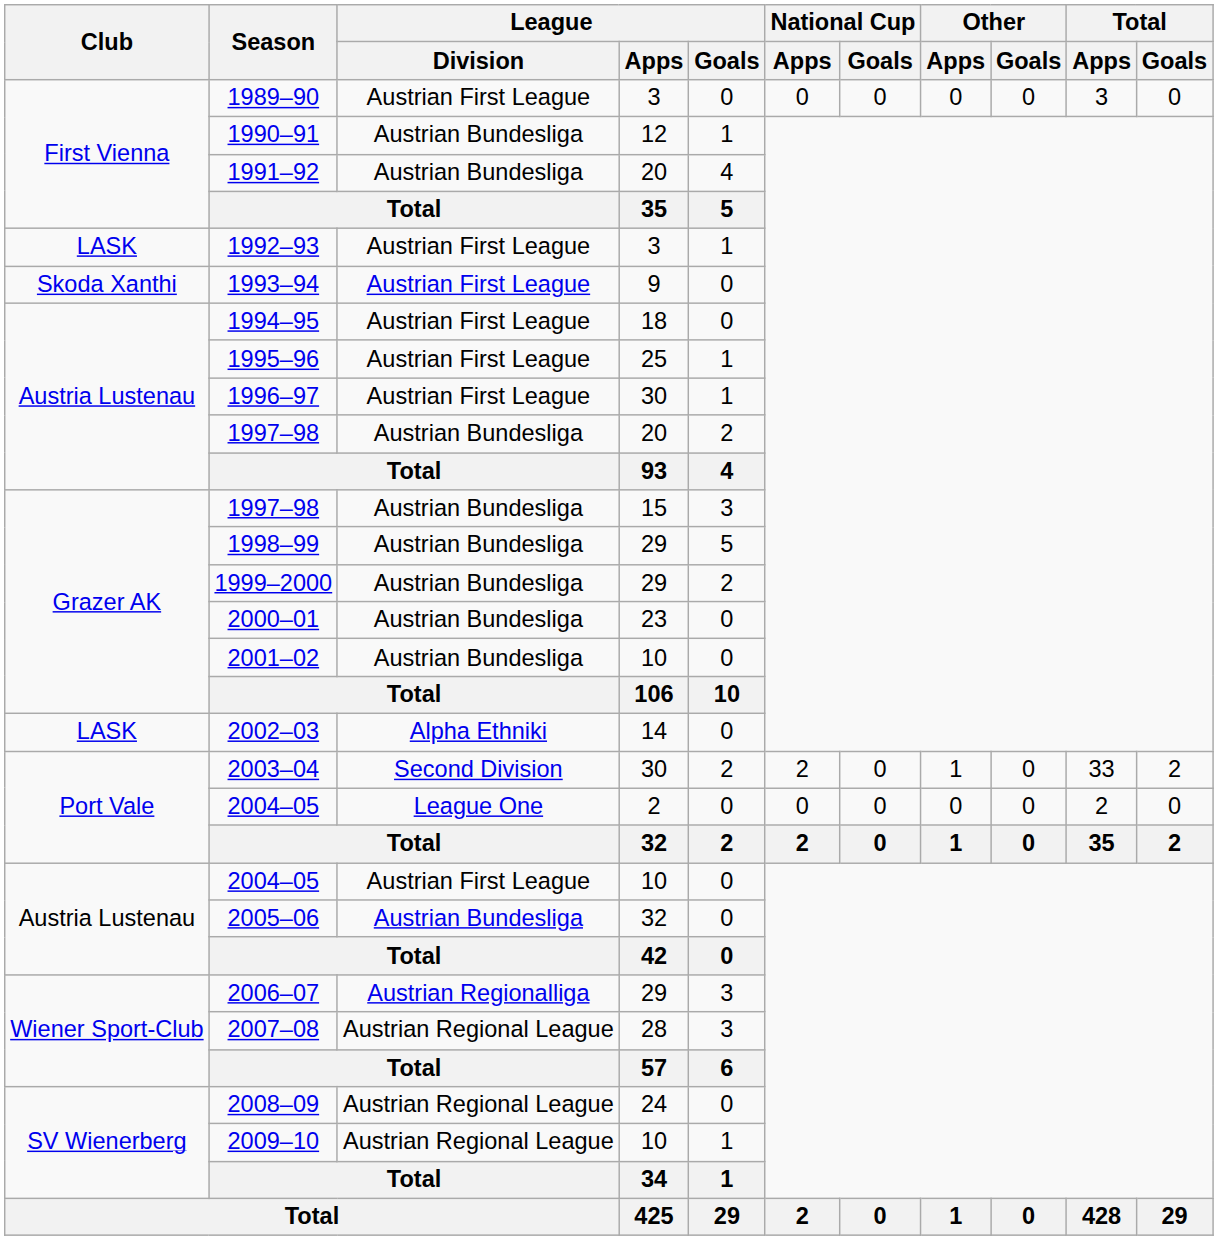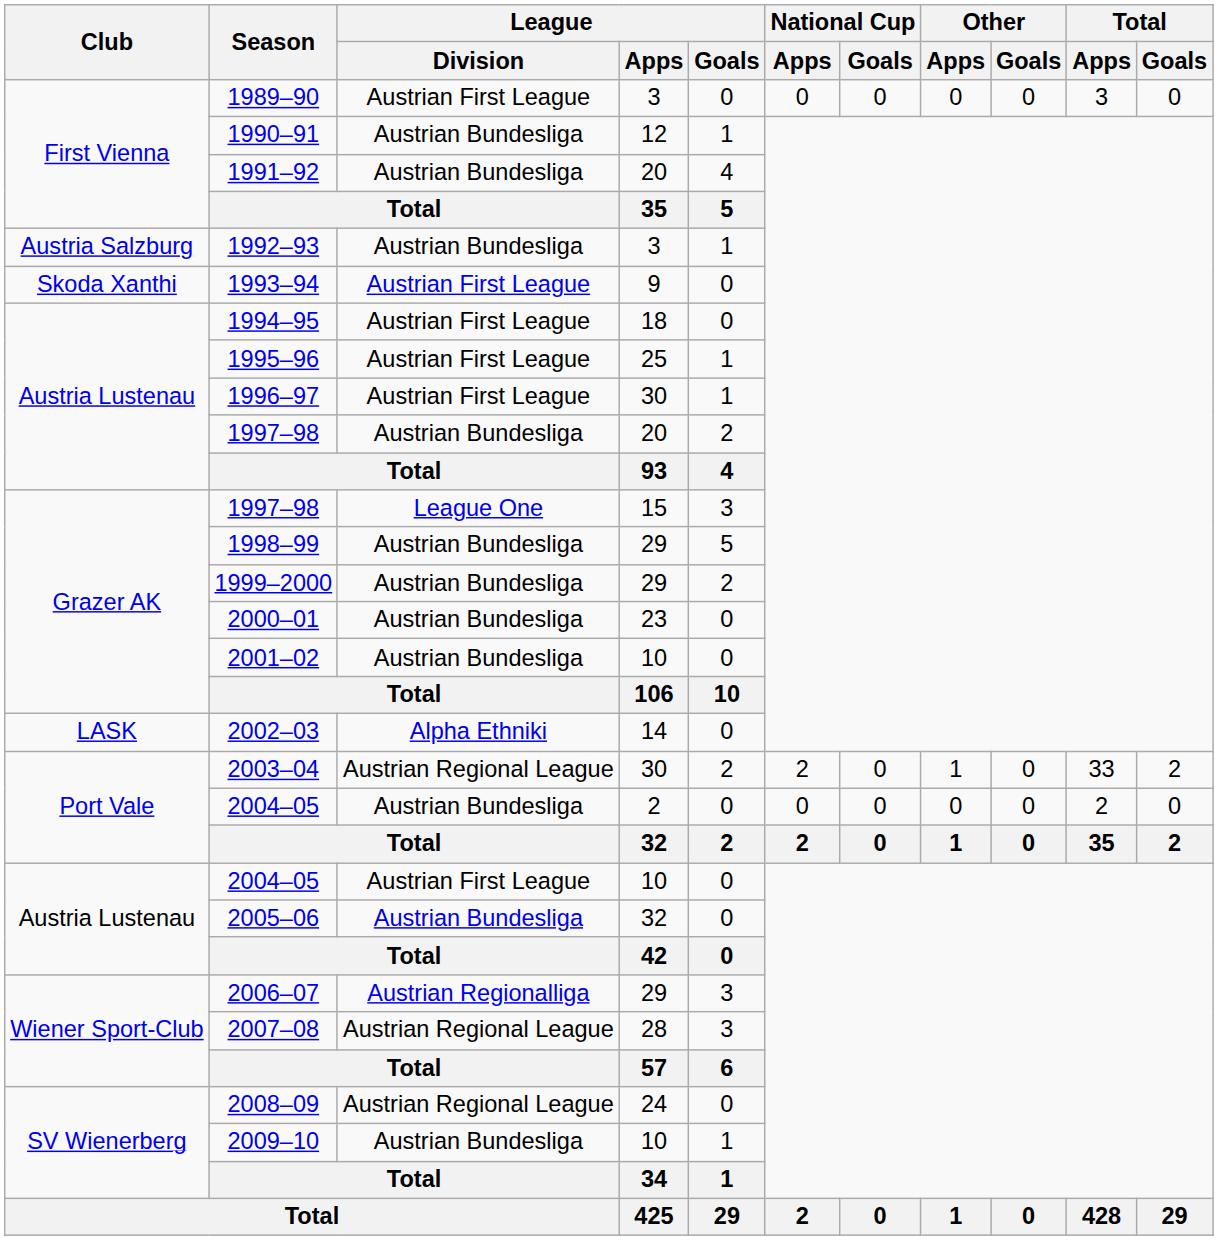(107, 246) LASK -> (107, 246) Austria Salzburg
(478, 246) Austrian First League -> (478, 246) Austrian Bundesliga
(478, 508) Austrian Bundesliga -> (478, 508) League One
(478, 769) Second Division -> (478, 769) Austrian Regional League
(478, 806) League One -> (478, 806) Austrian Bundesliga
(478, 1142) Austrian Regional League -> (478, 1142) Austrian Bundesliga
